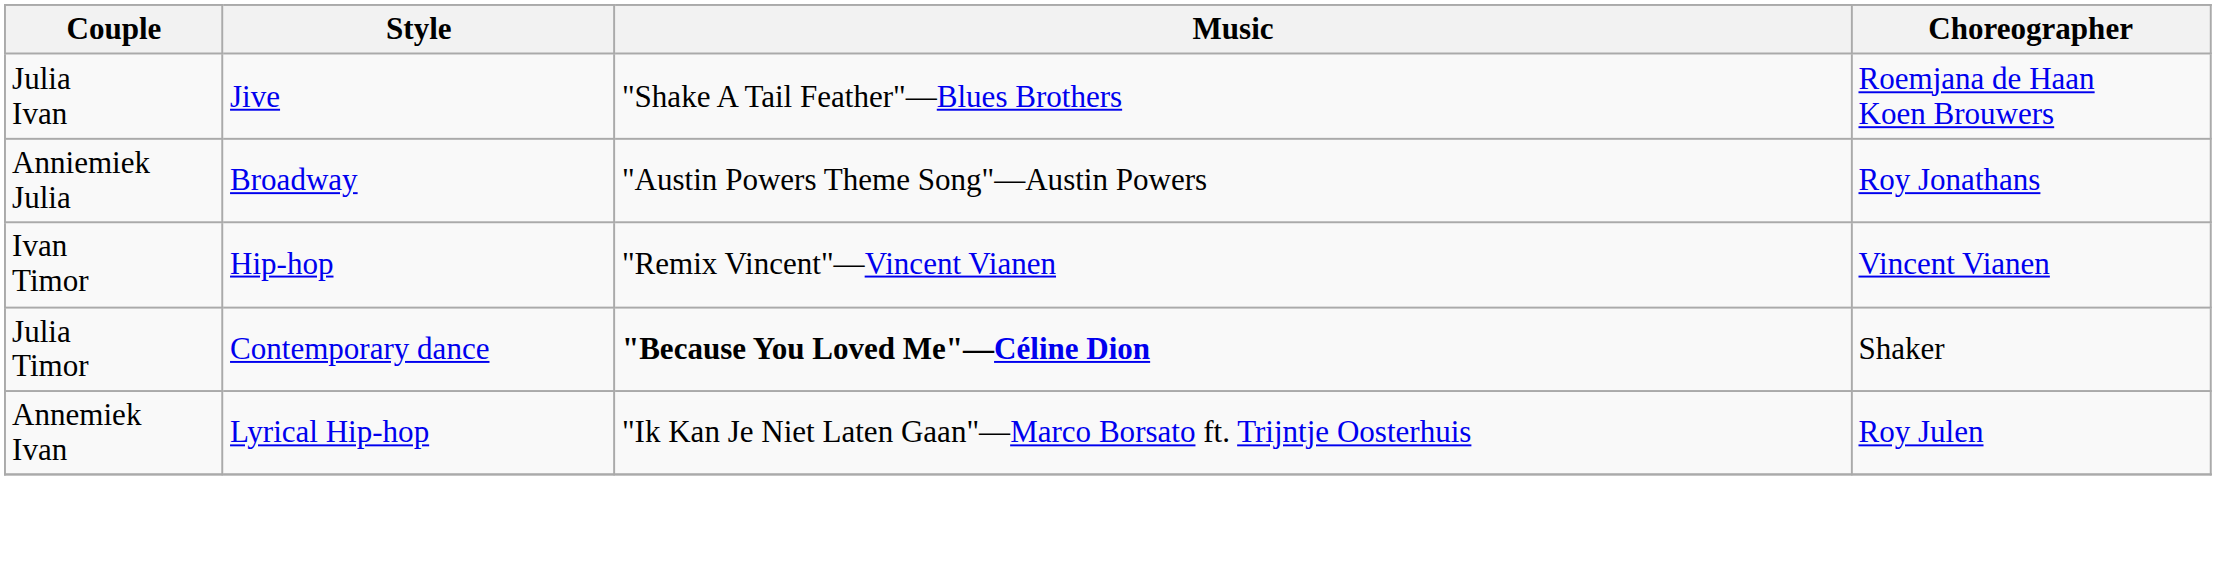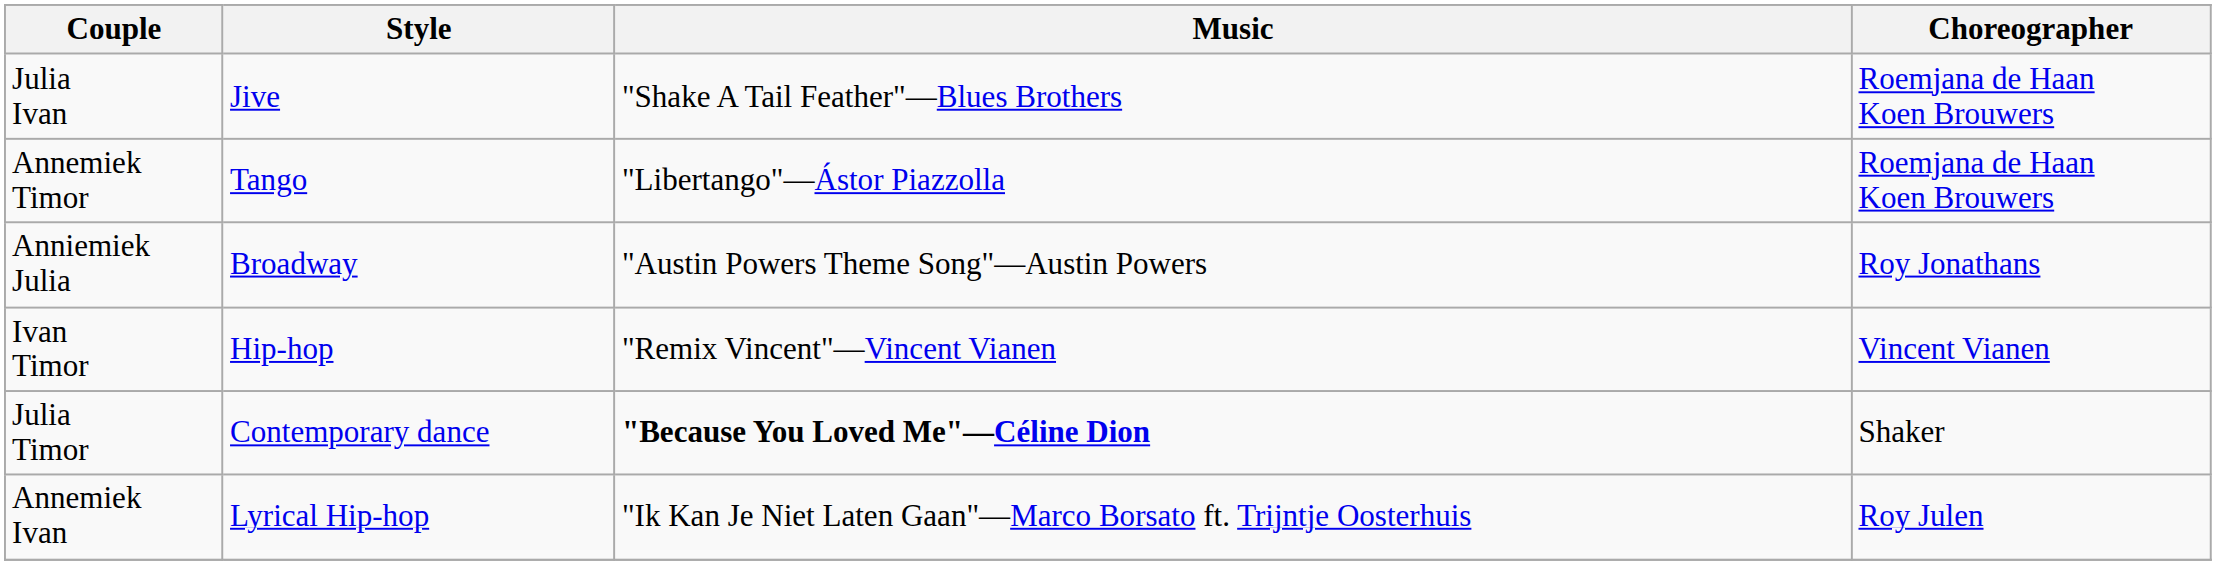+ row: (77, 179)
